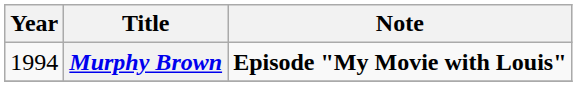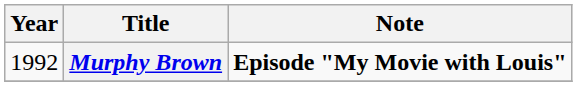(34, 61) 1994 -> (34, 61) 1992
